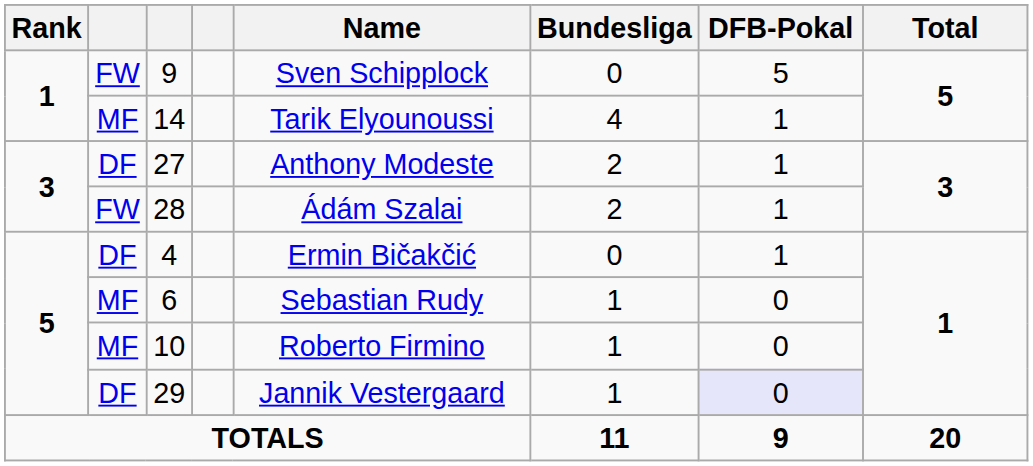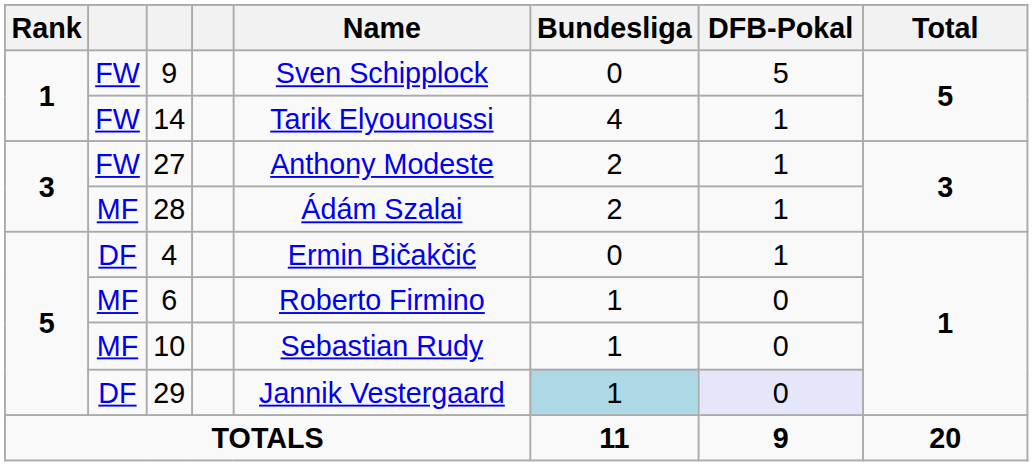(117, 119) MF -> (117, 119) FW
(117, 164) DF -> (117, 164) FW
(117, 210) FW -> (117, 210) MF
(382, 301) Sebastian Rudy -> (382, 301) Roberto Firmino
(382, 346) Roberto Firmino -> (382, 346) Sebastian Rudy
(614, 392) no background -> (614, 392) lightblue background
